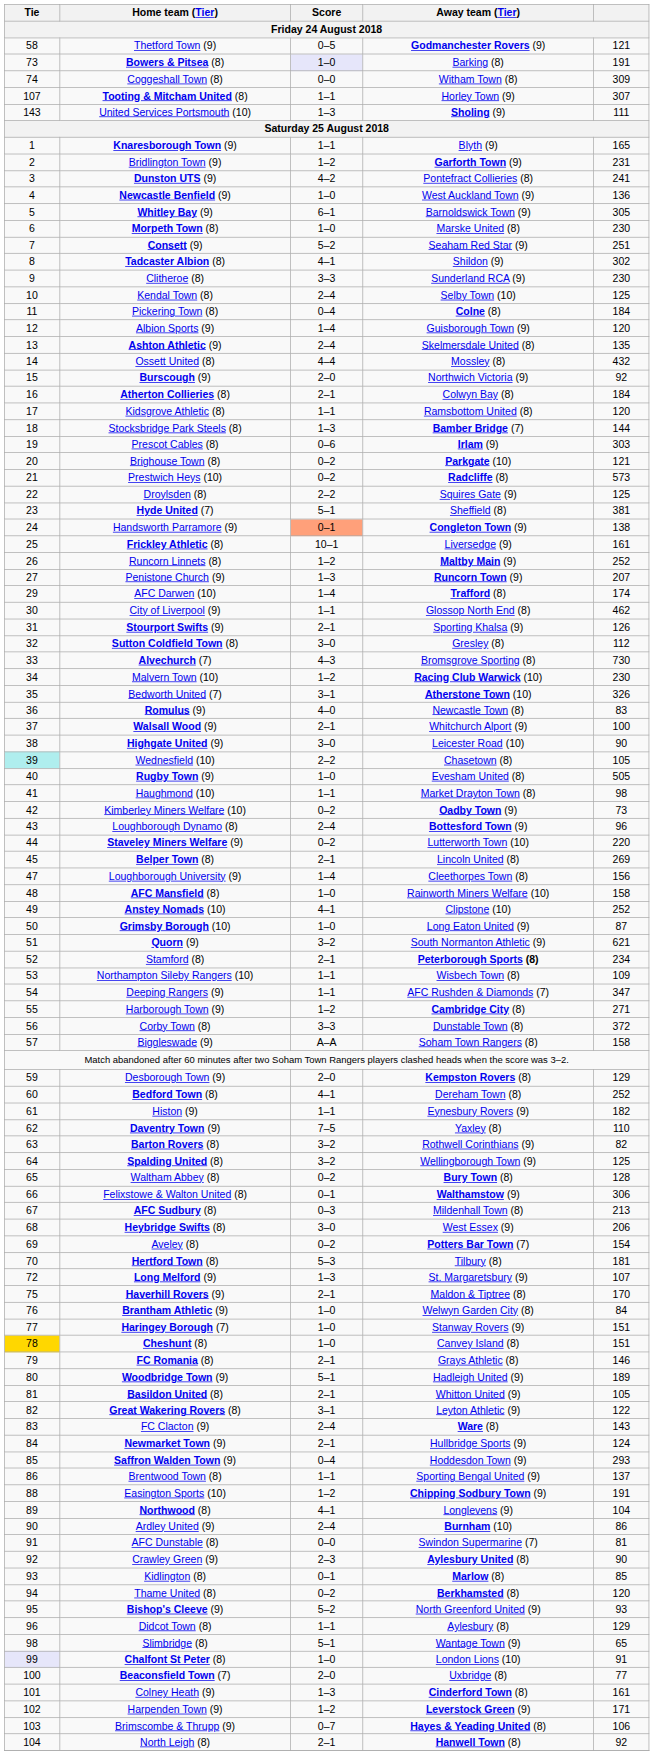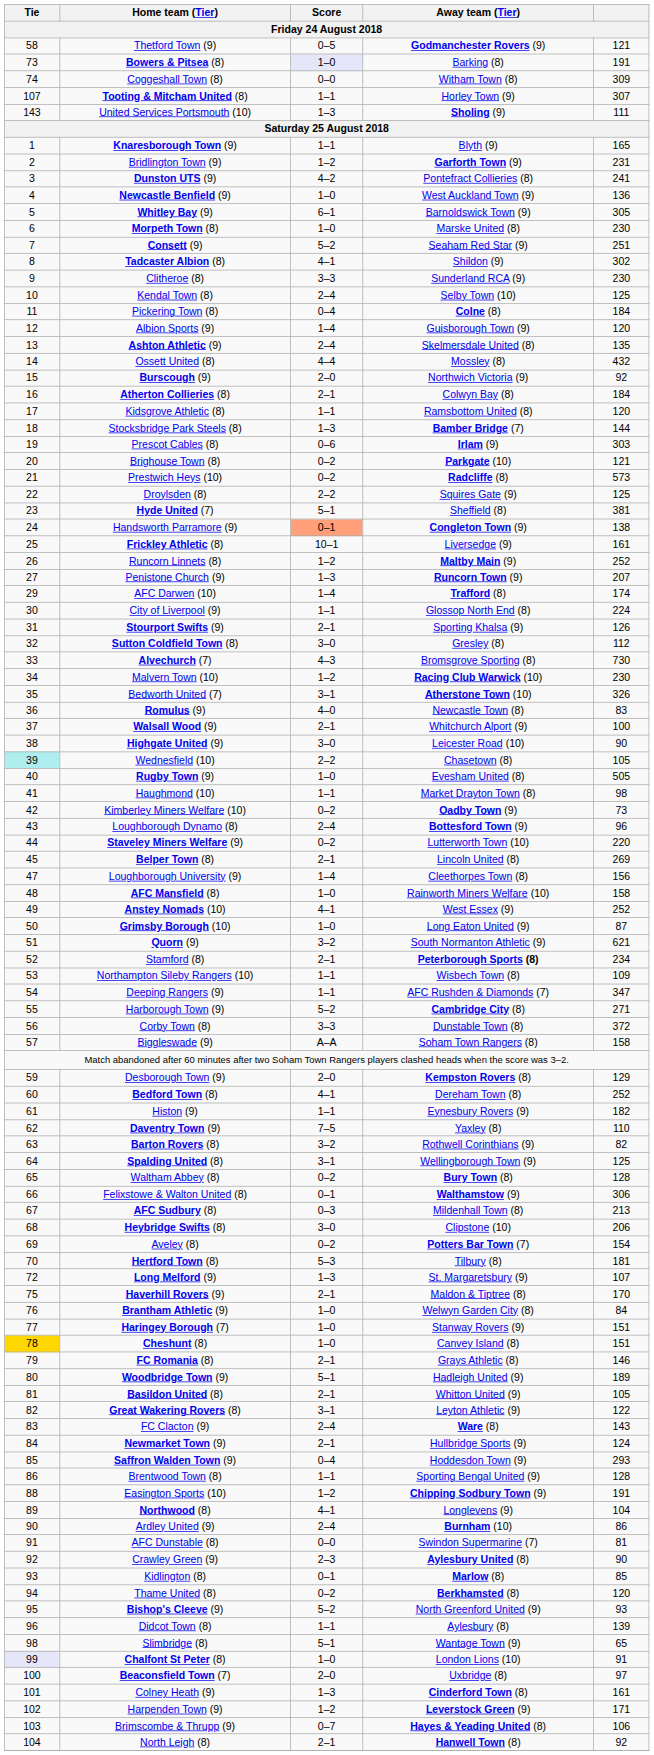(621, 611) 462 -> (621, 611) 224
(478, 910) Clipstone (10) -> (478, 910) West Essex (9)
(327, 1010) 1–2 -> (327, 1010) 5–2
(327, 1161) 3–2 -> (327, 1161) 3–1
(478, 1228) West Essex (9) -> (478, 1228) Clipstone (10)
(621, 1477) 137 -> (621, 1477) 128
(621, 1626) 129 -> (621, 1626) 139
(621, 1676) 77 -> (621, 1676) 97
